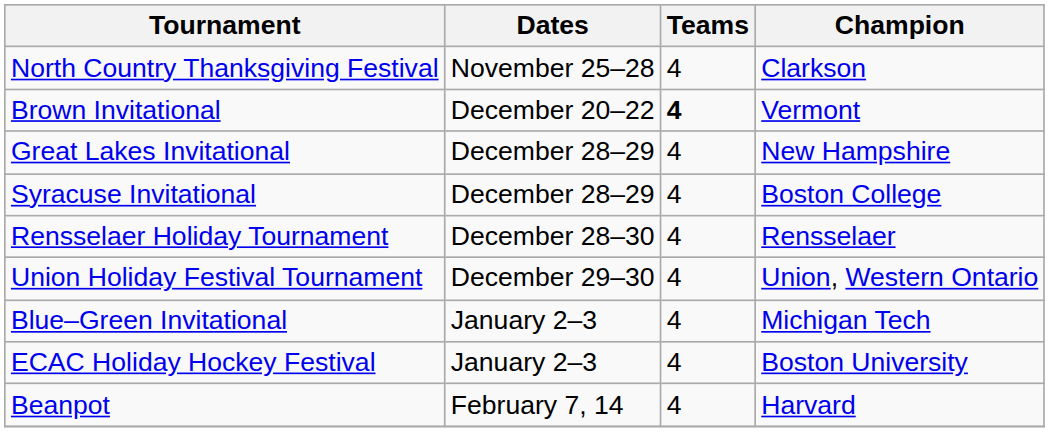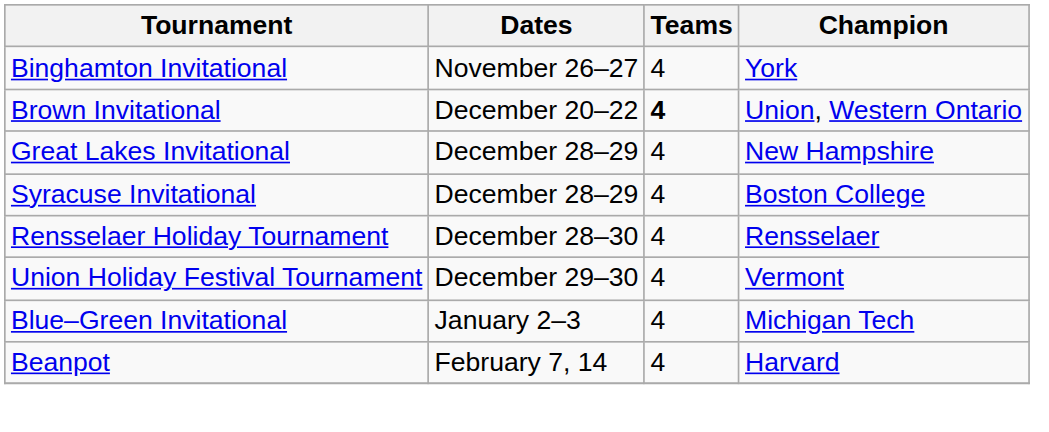- row: (225, 67)
+ row: (149, 67)
(811, 109) Vermont -> (884, 109) Union, Western Ontario
(900, 278) Union, Western Ontario -> (794, 278) Vermont
- row: (193, 362)
